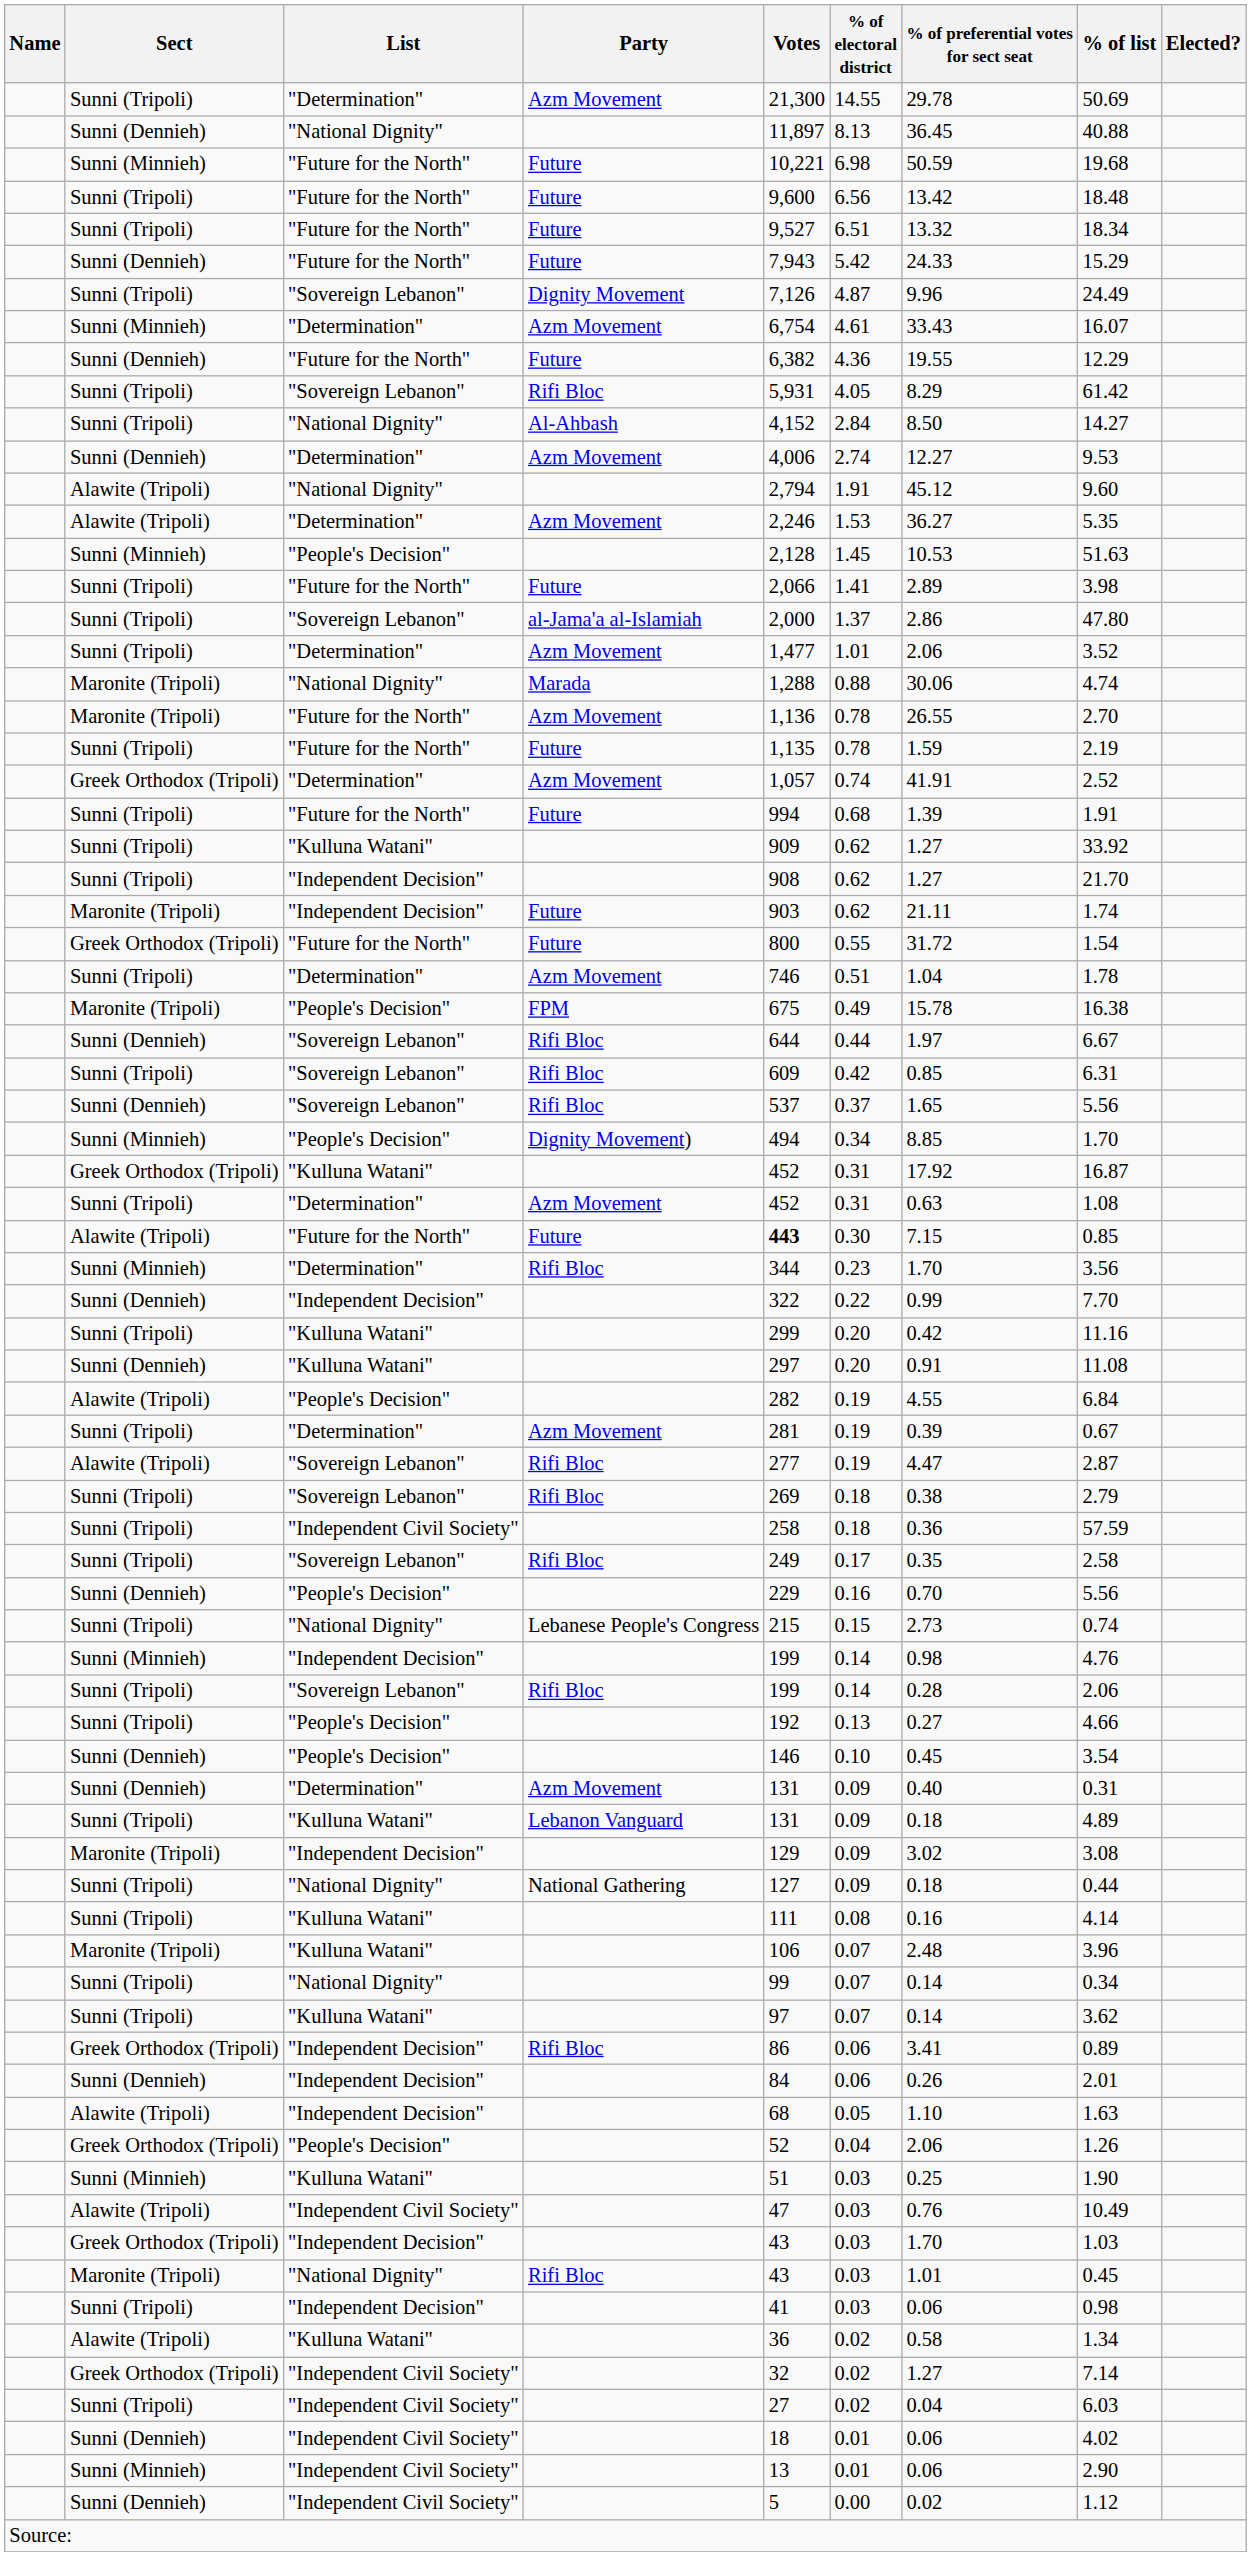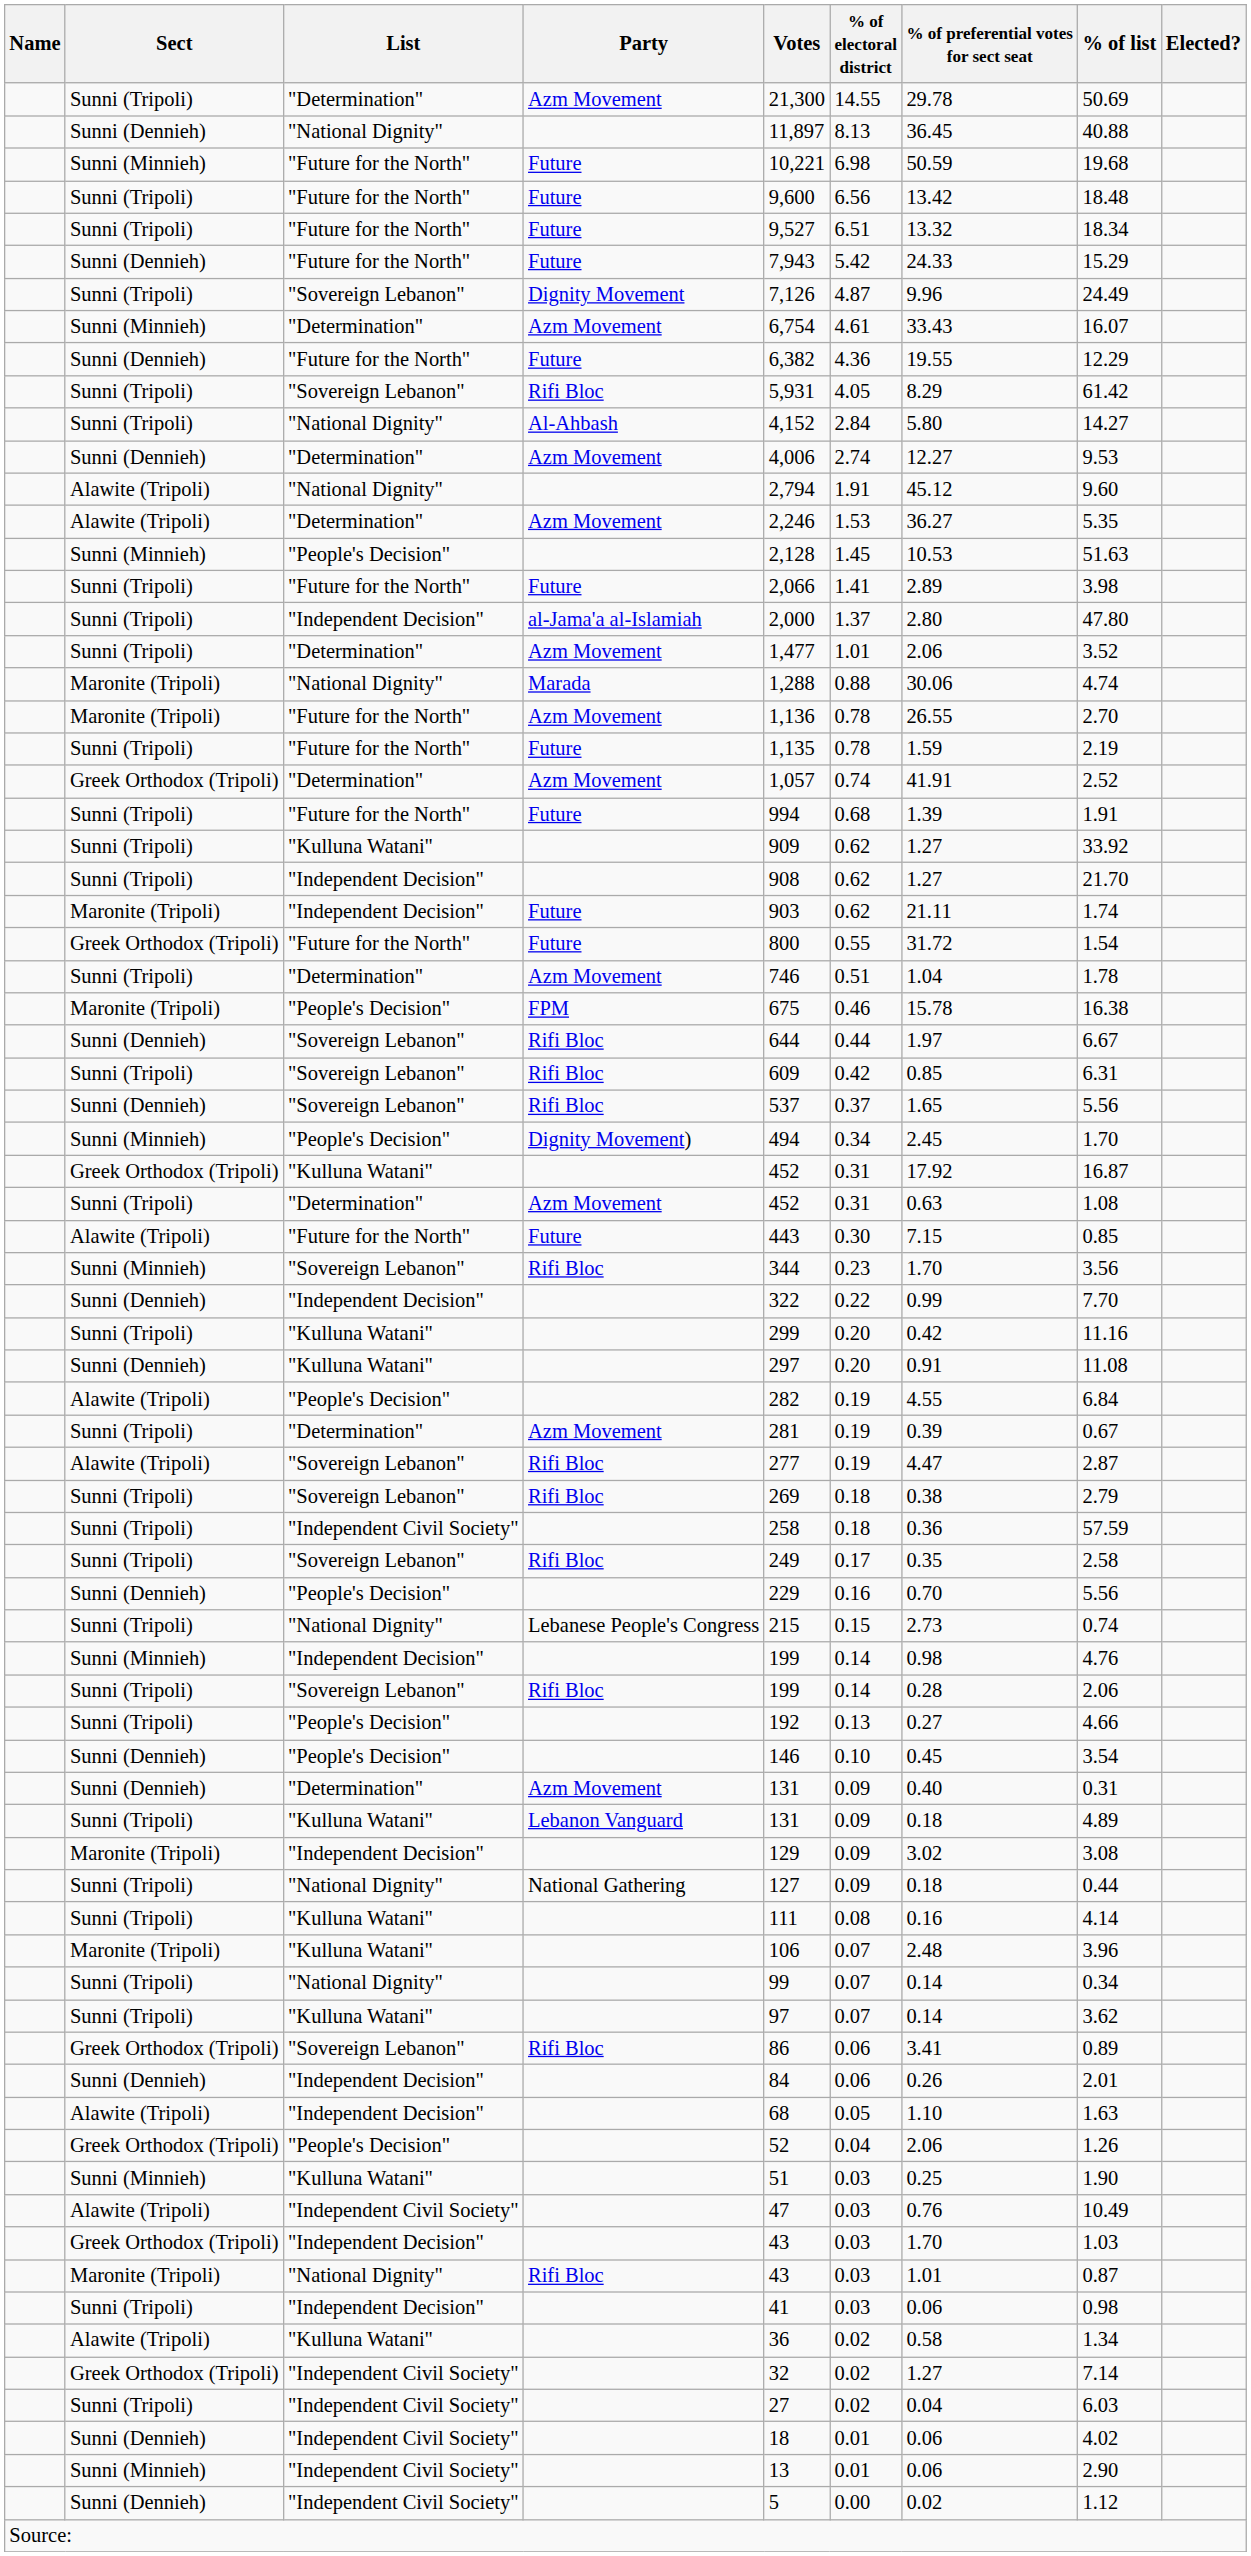(924, 424) 8.50 -> (924, 424) 5.80
(376, 618) "Sovereign Lebanon" -> (386, 618) "Independent Decision"
(924, 618) 2.86 -> (924, 618) 2.80
(852, 1008) 0.49 -> (852, 1008) 0.46
(924, 1138) 8.85 -> (924, 1138) 2.45
(784, 1236) bold -> (784, 1236) normal
(356, 1268) "Determination" -> (376, 1268) "Sovereign Lebanon"
(386, 2048) "Independent Decision" -> (376, 2048) "Sovereign Lebanon"
(1100, 2275) 0.45 -> (1100, 2275) 0.87
